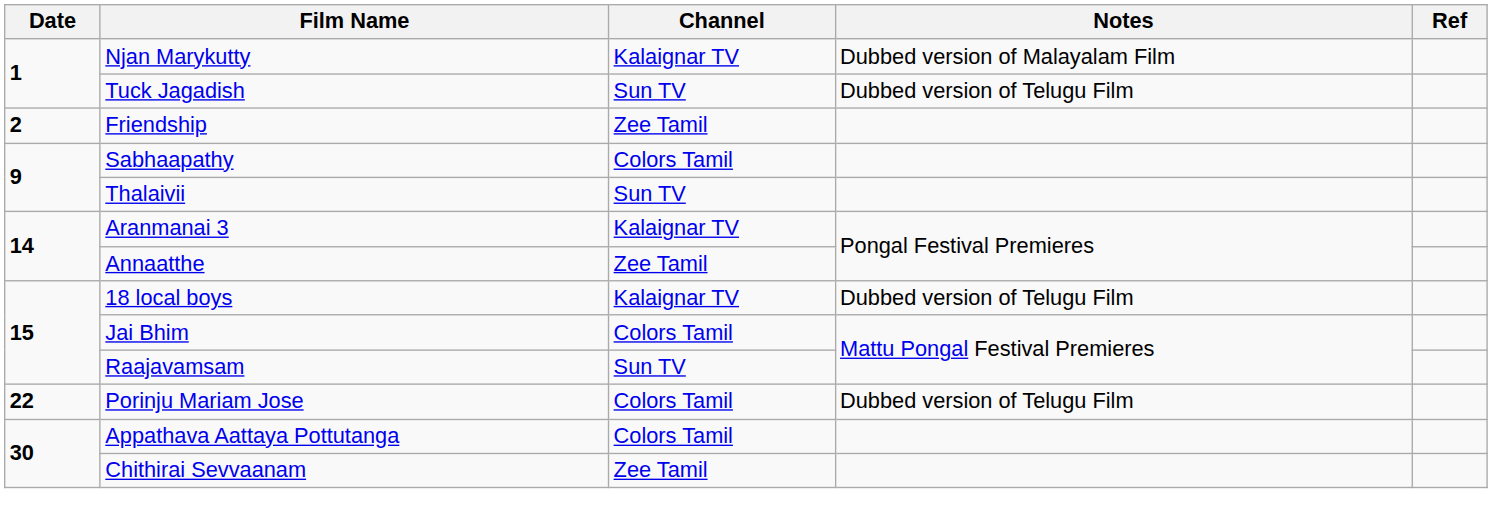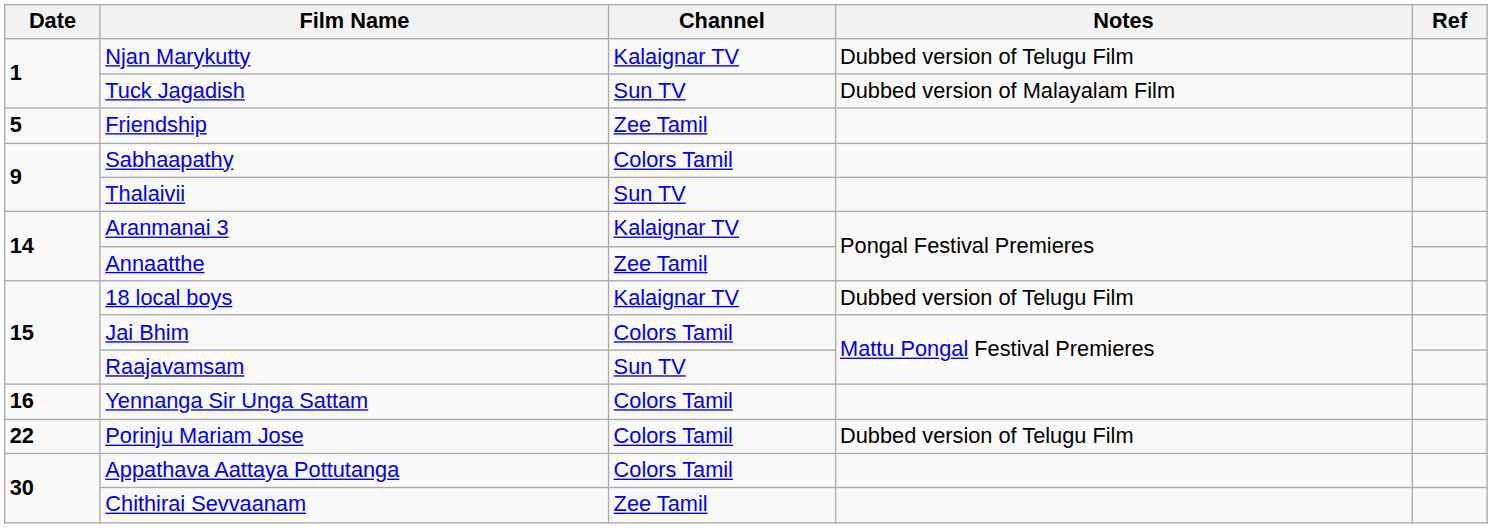(1008, 56) Dubbed version of Malayalam Film -> (987, 56) Dubbed version of Telugu Film
(987, 90) Dubbed version of Telugu Film -> (1008, 90) Dubbed version of Malayalam Film
(16, 125) 2 -> (16, 125) 5
+ row: (237, 401)
